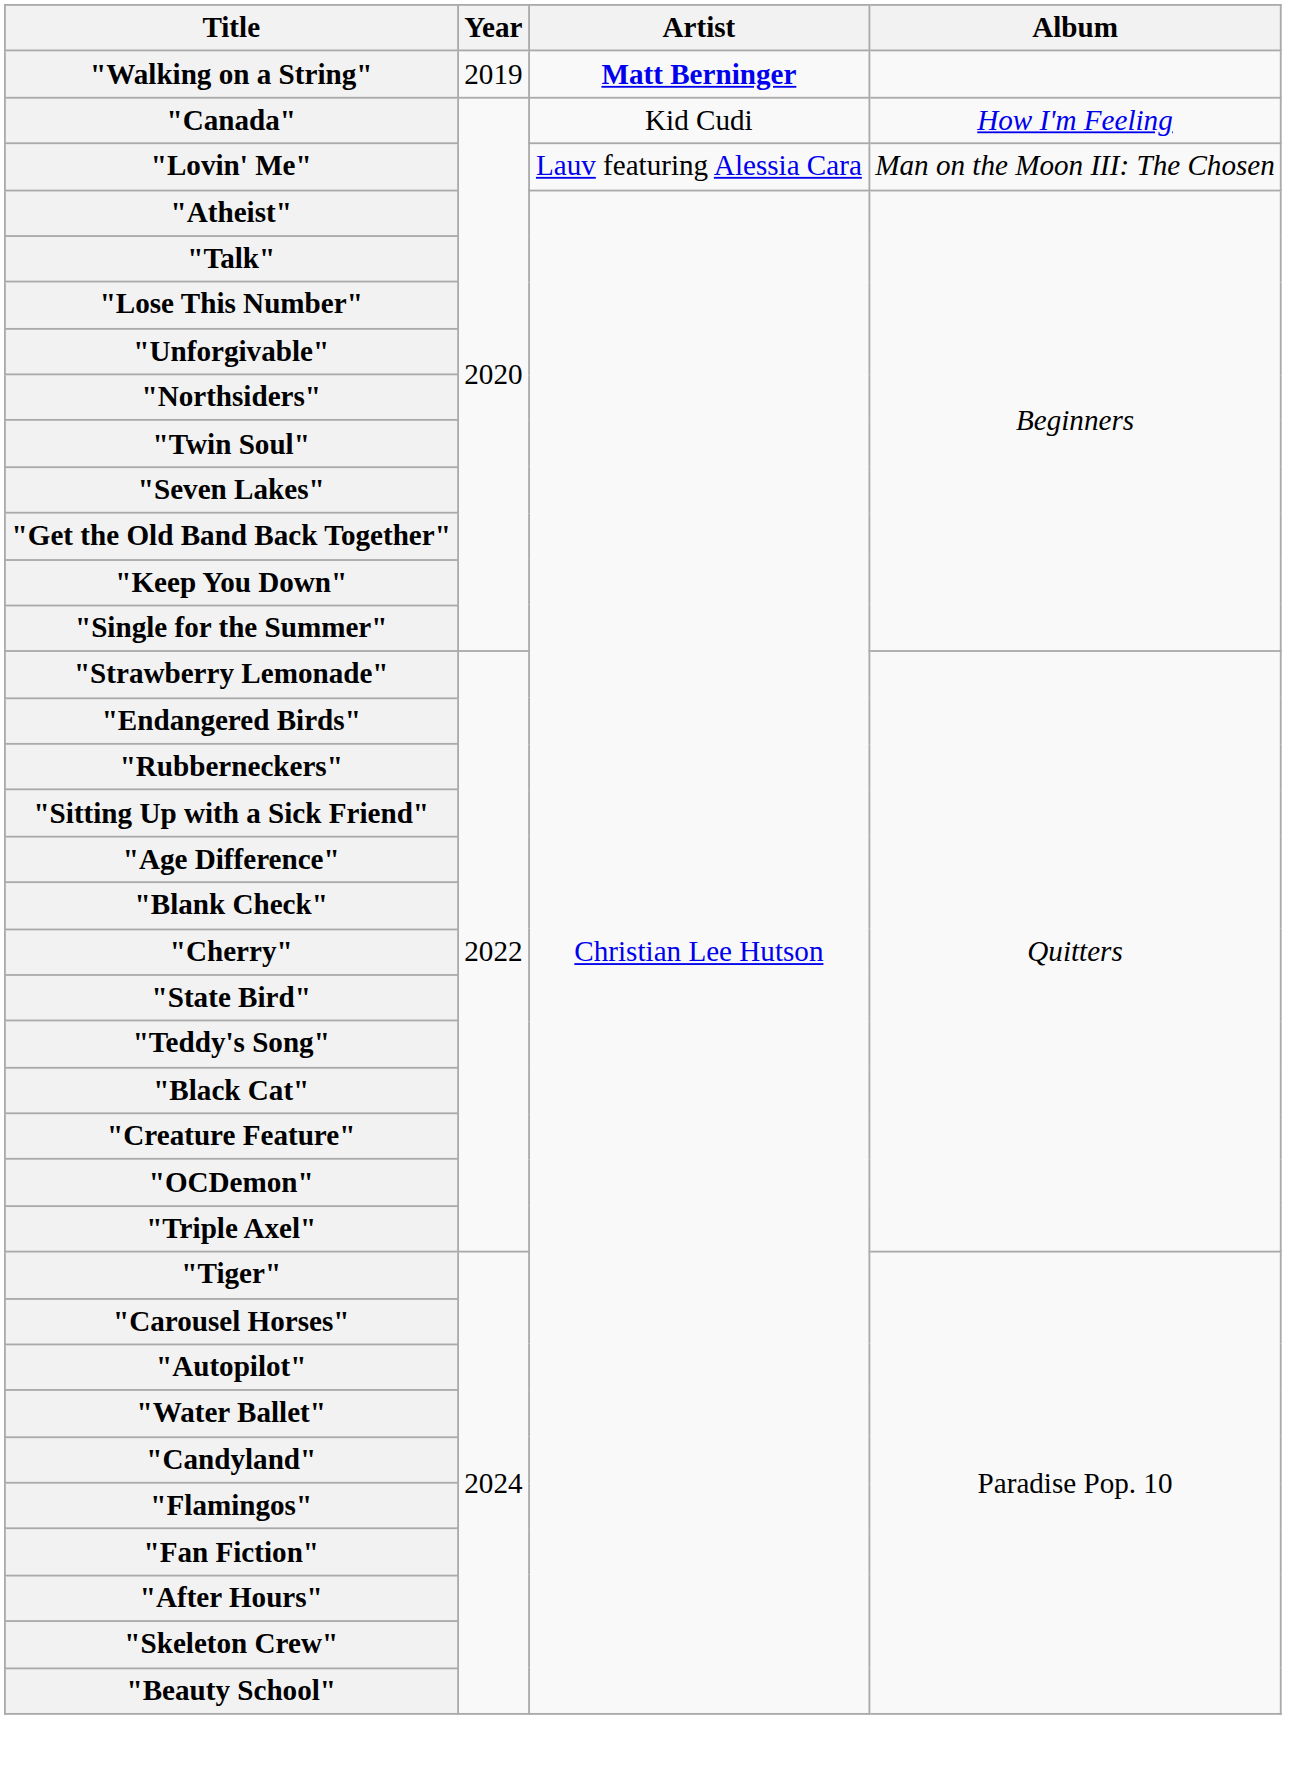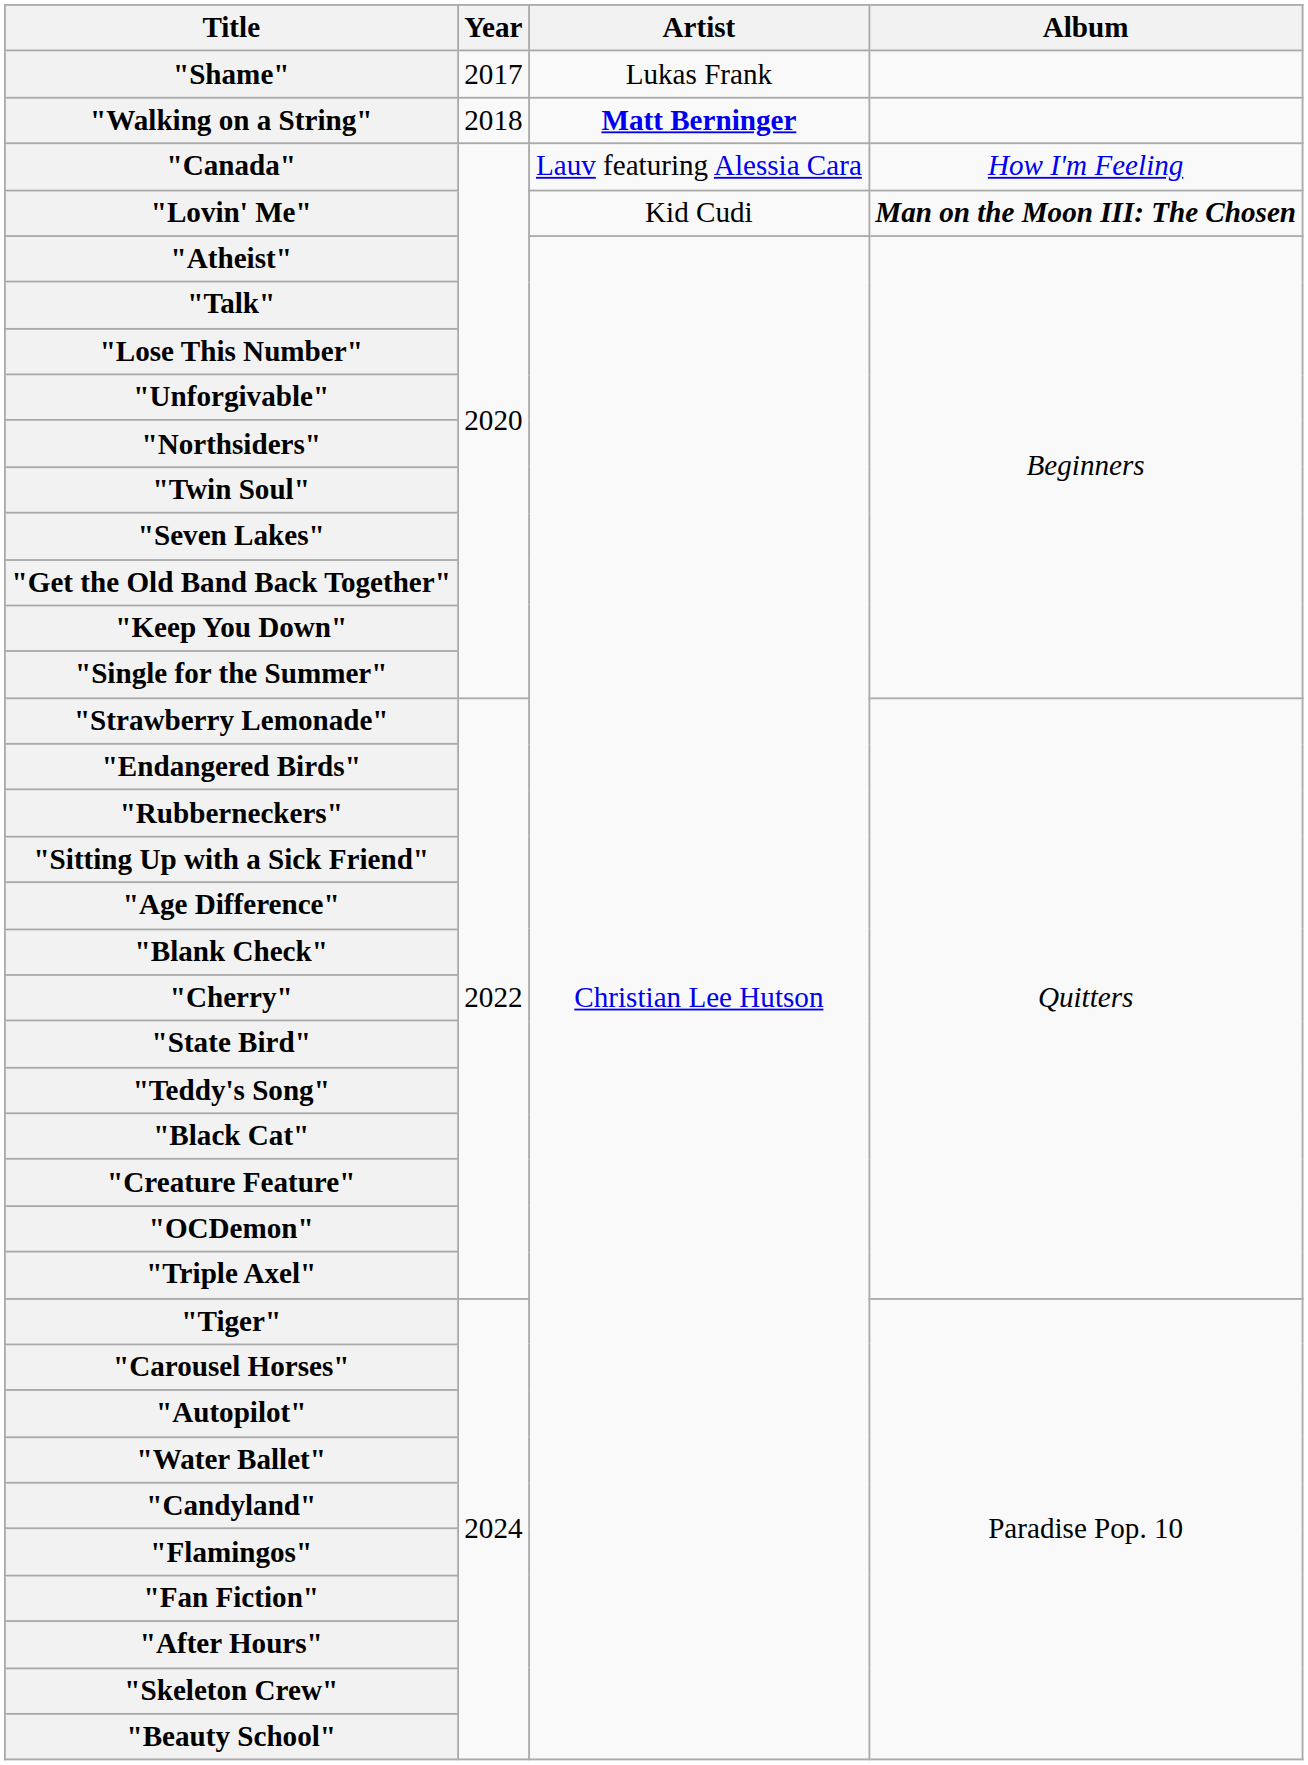+ row: (231, 73)
(493, 73) 2019 -> (493, 119) 2018
(699, 119) Kid Cudi -> (699, 166) Lauv featuring Alessia Cara
(699, 166) Lauv featuring Alessia Cara -> (699, 212) Kid Cudi
(1075, 166) normal -> (1086, 212) bold
